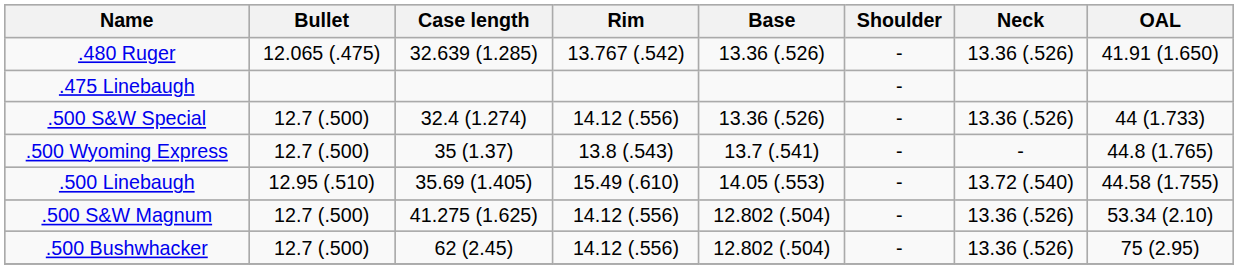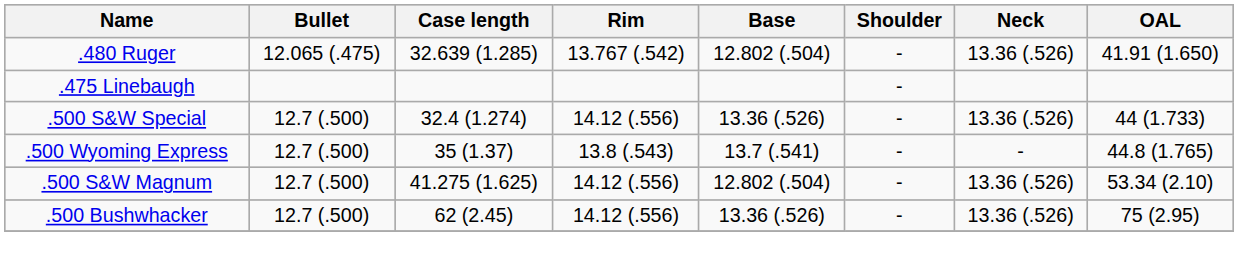(772, 53) 13.36 (.526) -> (772, 53) 12.802 (.504)
- row: (127, 183)
(772, 248) 12.802 (.504) -> (772, 216) 13.36 (.526)
